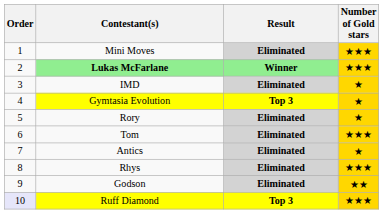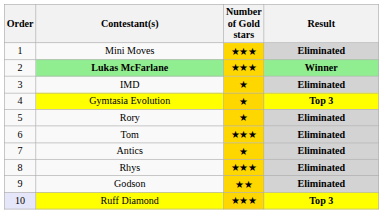columns swapped: (359, 23) <-> (281, 23)
